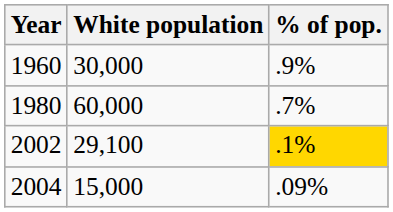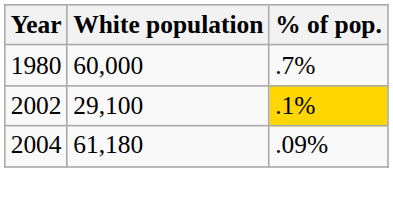- row: (36, 65)
(108, 186) 15,000 -> (108, 145) 61,180
